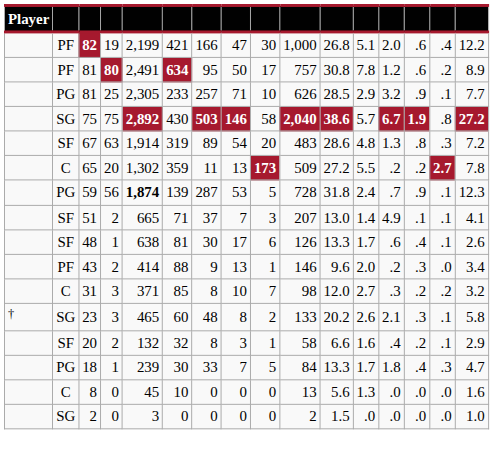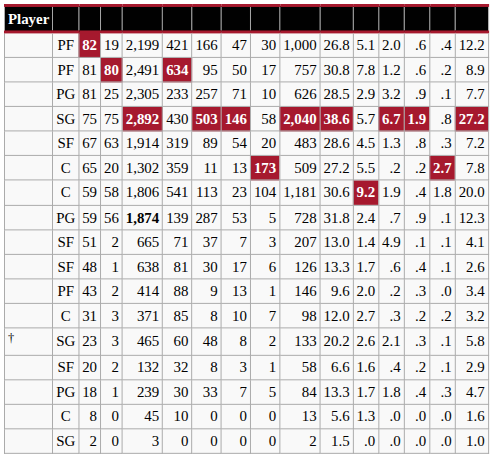(366, 143) 4.8 -> (366, 143) 4.5
+ row: (90, 192)
